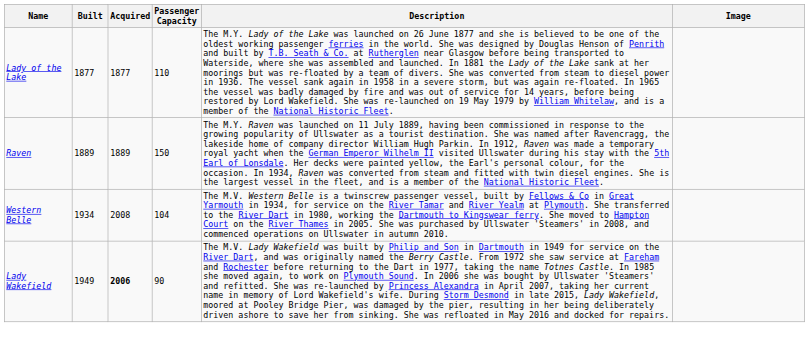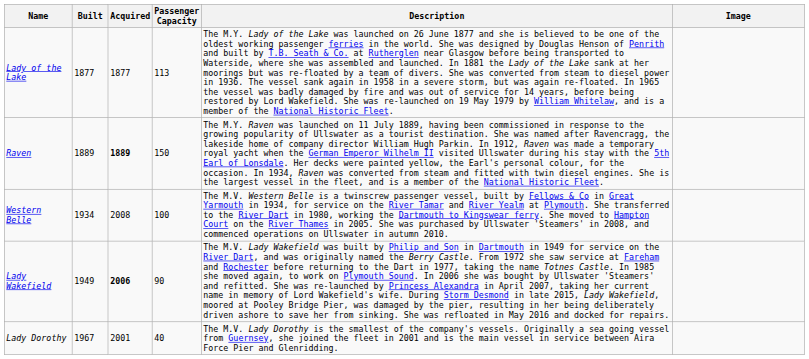(162, 73) 110 -> (162, 73) 113
(120, 153) normal -> (120, 153) bold
(162, 215) 104 -> (162, 215) 100
+ row: (36, 338)
